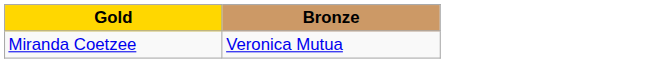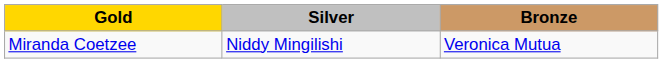+ column: (331, 17)
